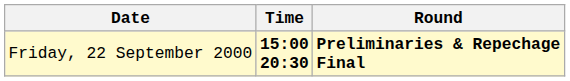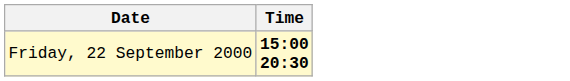- column: (438, 18)
